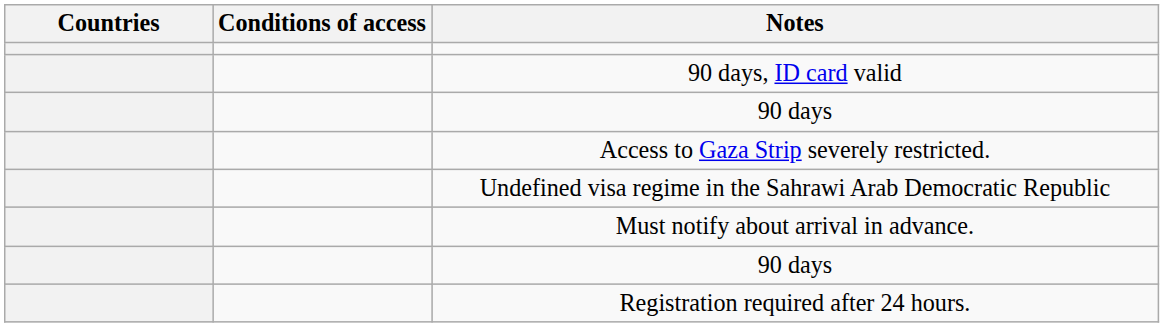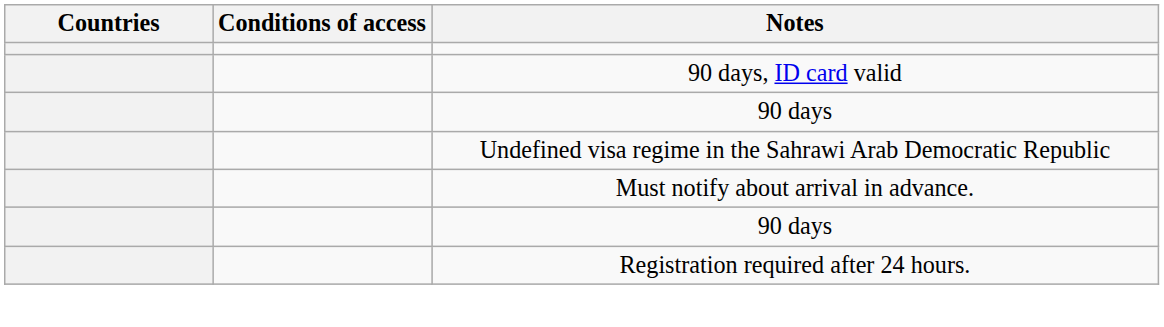- row: (109, 150)
